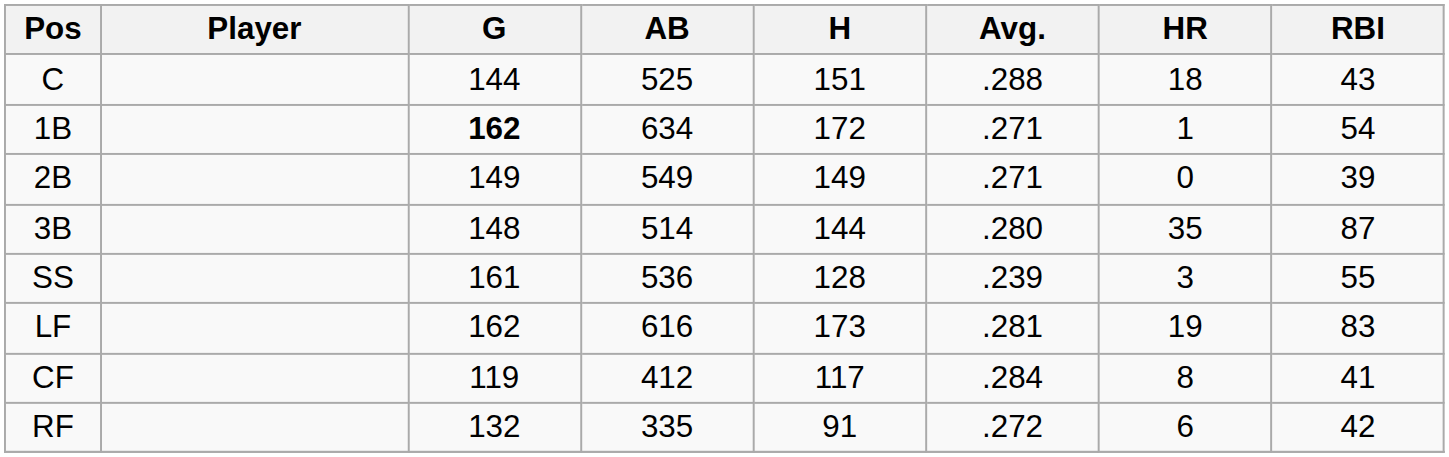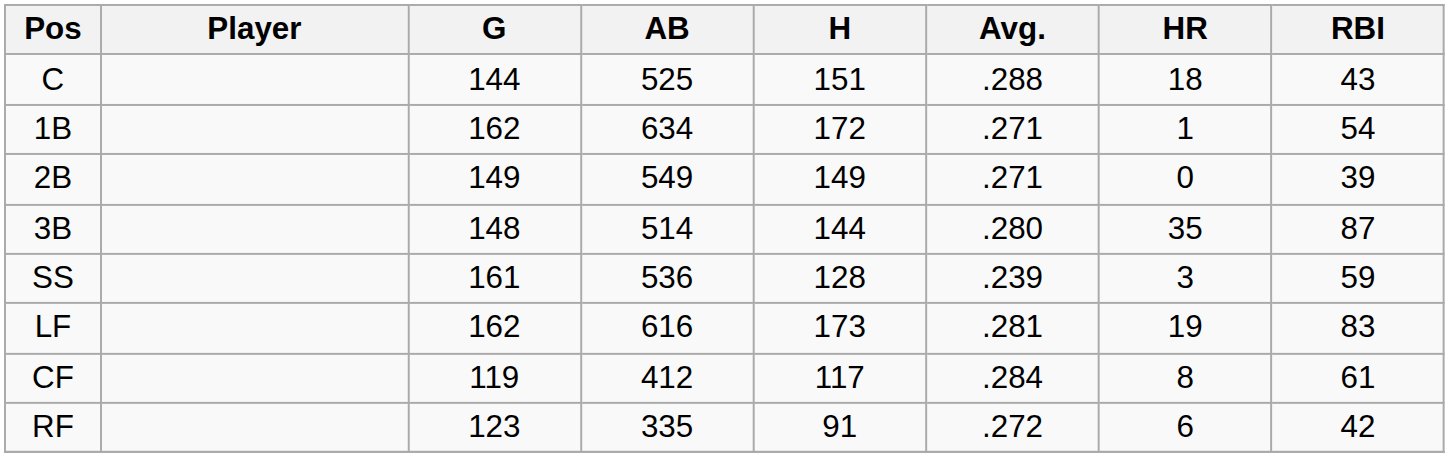(494, 128) bold -> (494, 128) normal
(1358, 278) 55 -> (1358, 278) 59
(1358, 377) 41 -> (1358, 377) 61
(494, 427) 132 -> (494, 427) 123
